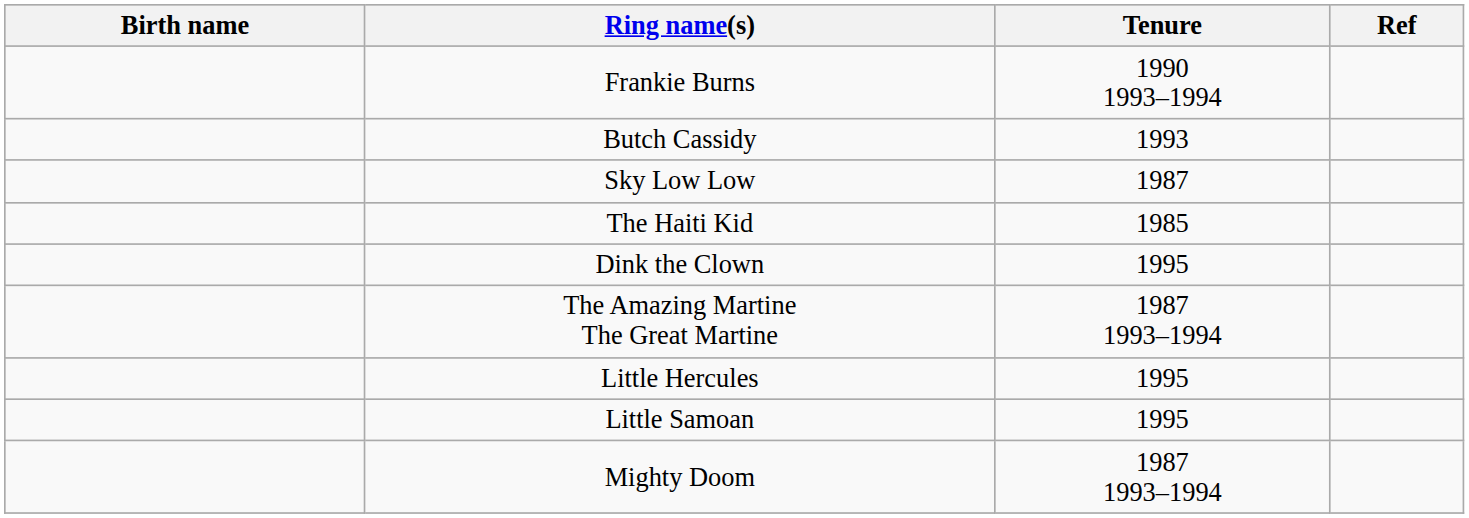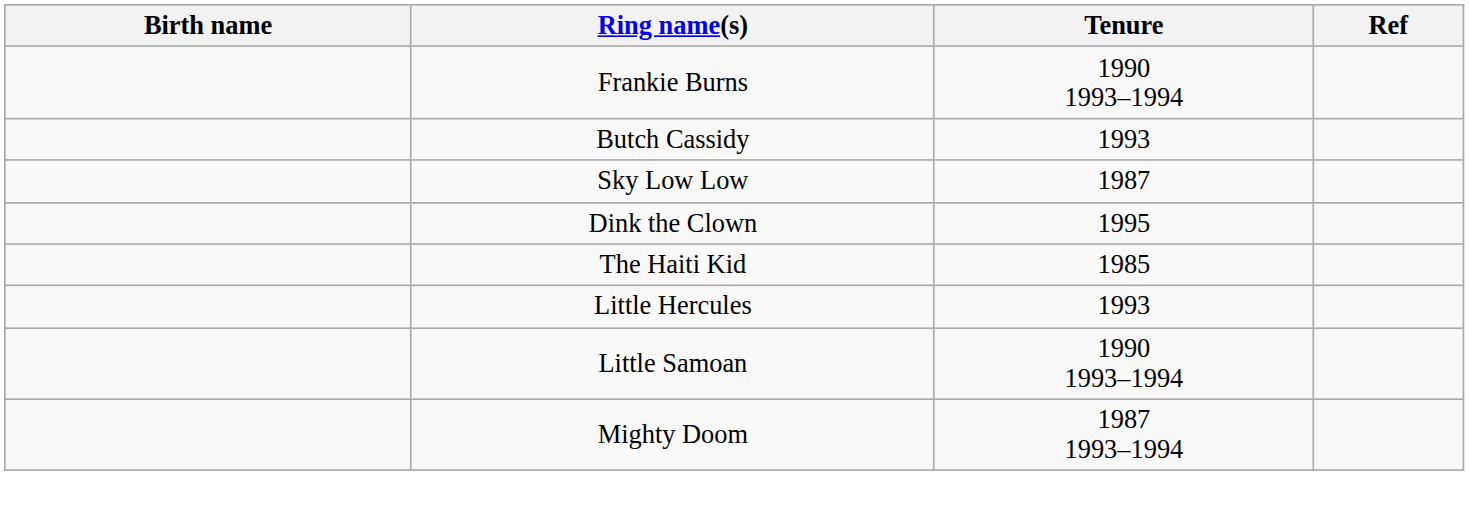rows swapped: (680, 264) <-> (680, 222)
- row: (680, 321)
(1162, 377) 1995 -> (1124, 306) 1993
(1162, 419) 1995 -> (1124, 363) 1990 1993–1994
